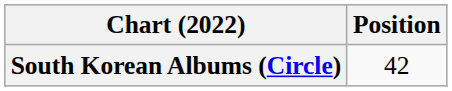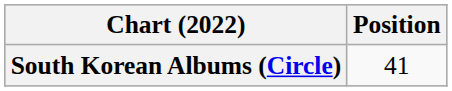(397, 65) 42 -> (397, 65) 41
